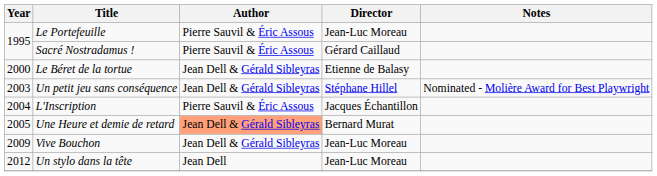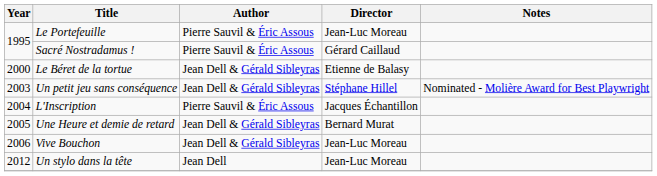(251, 124) lightsalmon background -> (251, 124) no background
(19, 143) 2009 -> (19, 143) 2006
